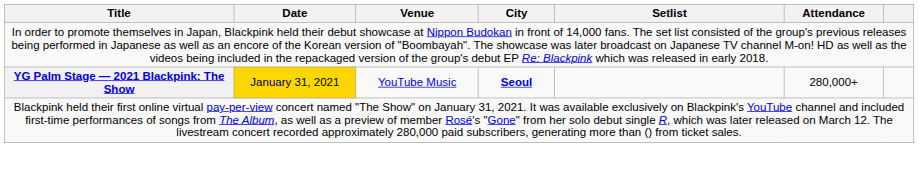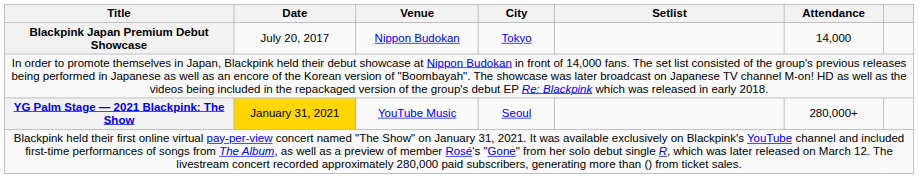+ row: (119, 38)
(517, 82) bold -> (517, 113) normal
